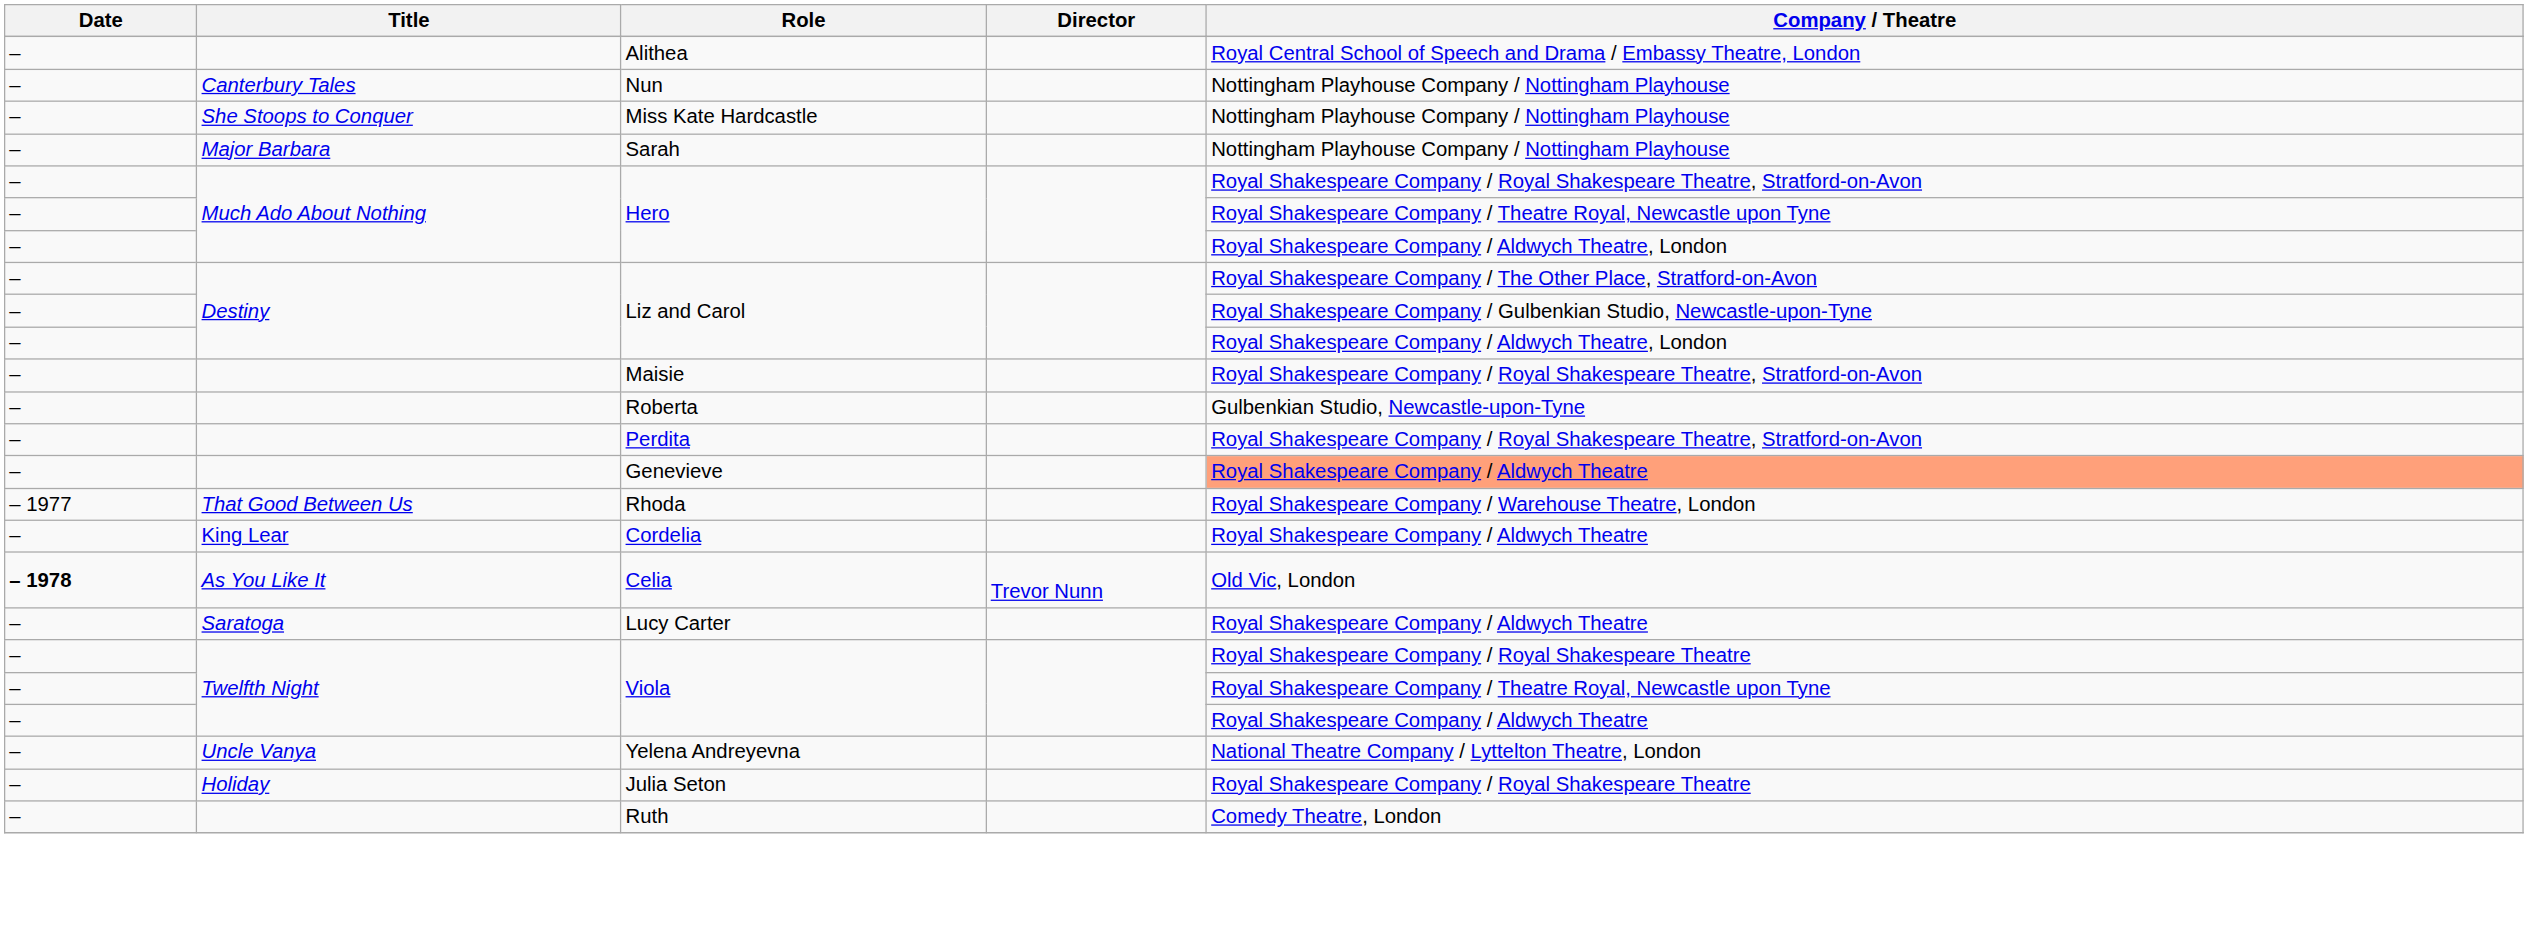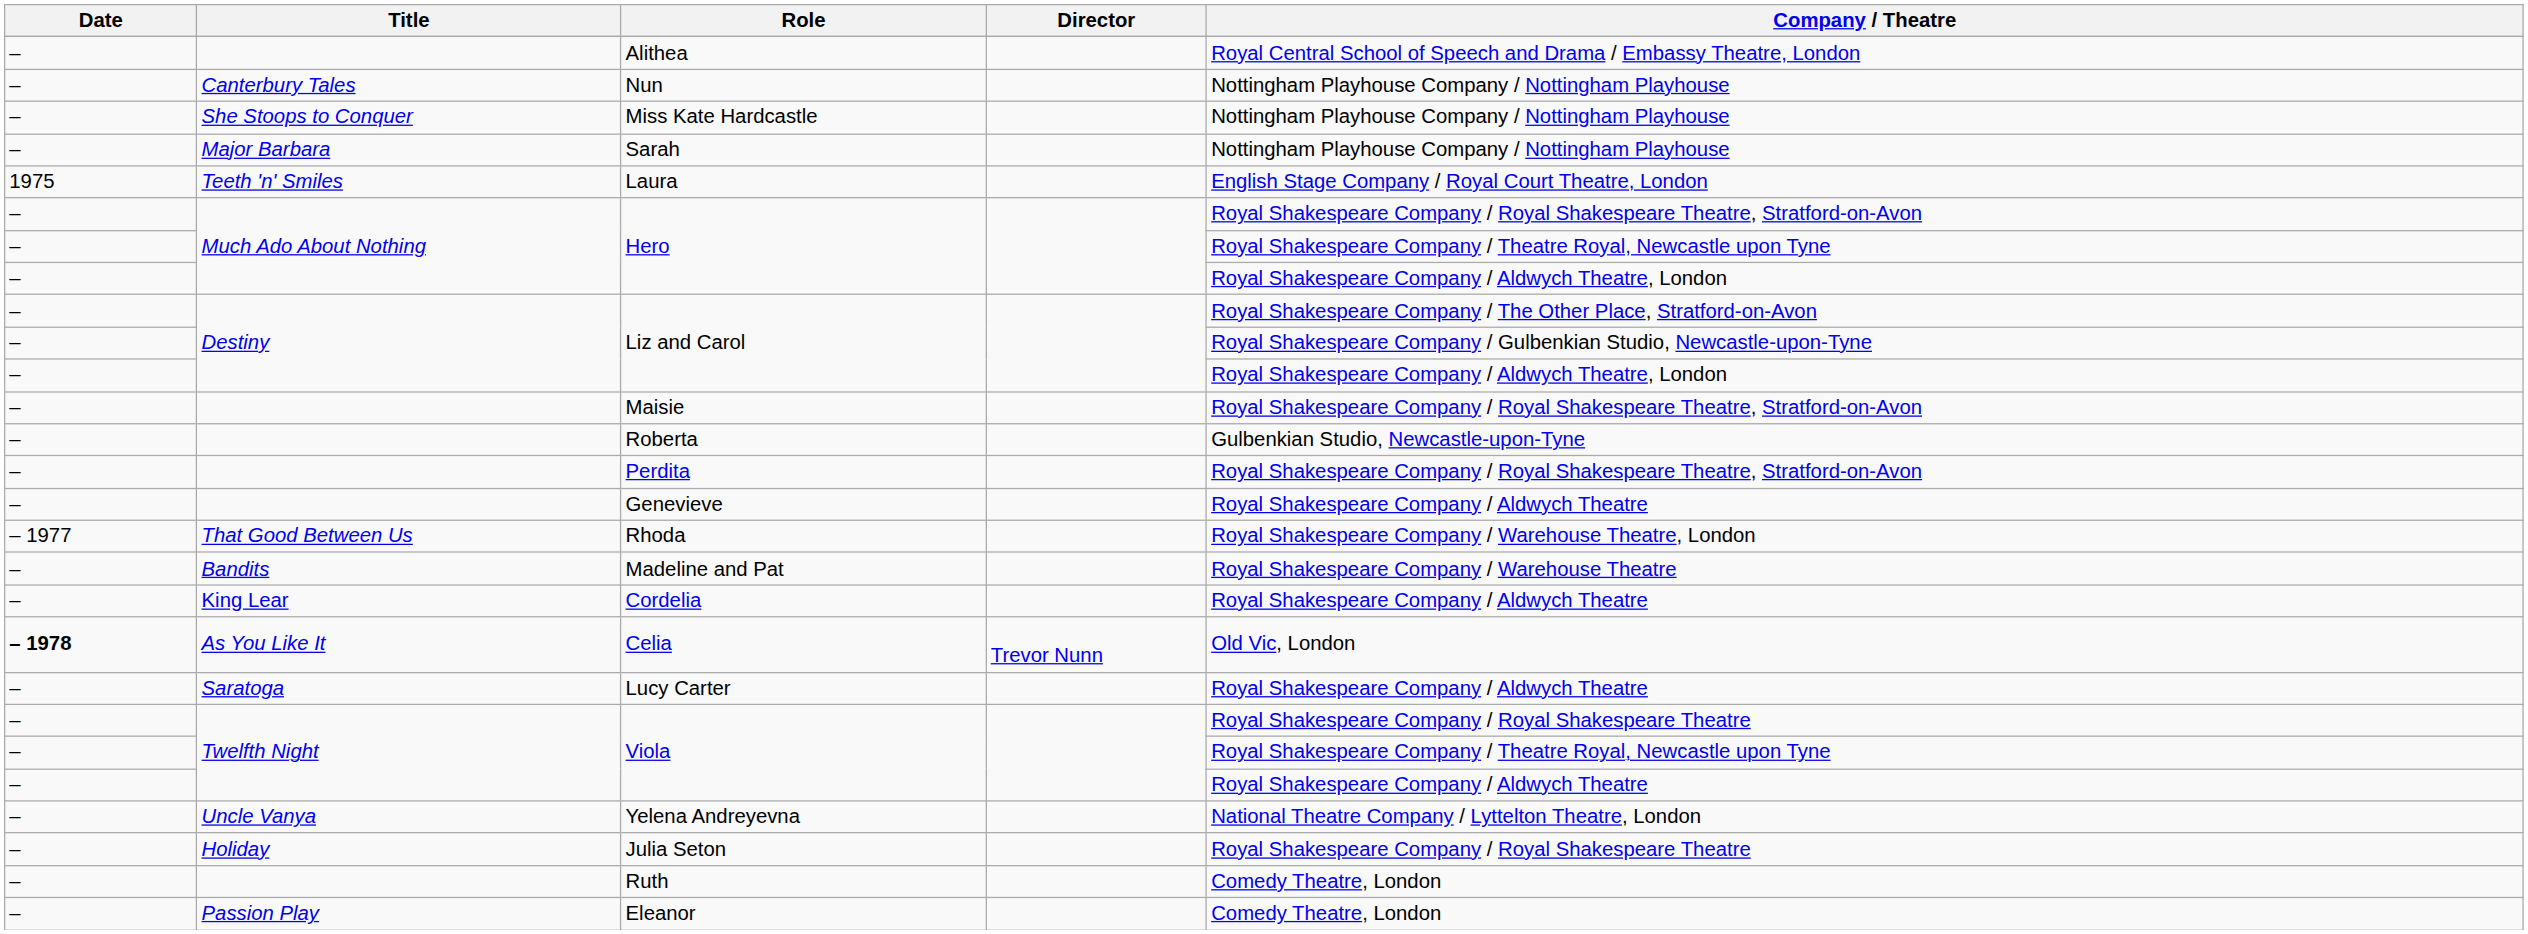+ row: (272, 181)
(1432, 471) lightsalmon background -> (1432, 504) no background
+ row: (235, 568)
+ row: (260, 913)
